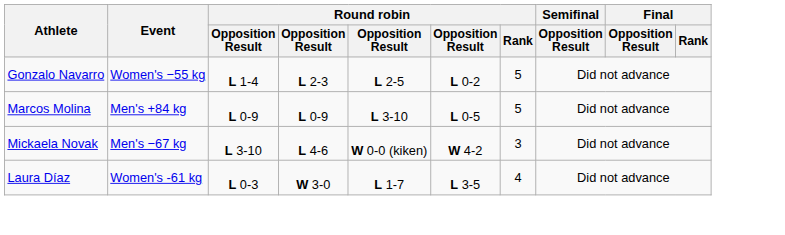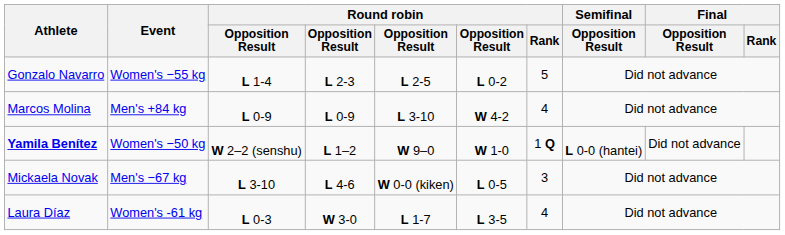(465, 116) L 0-5 -> (492, 116) W 4-2
(518, 109) 5 -> (545, 109) 4
+ row: (52, 144)
(465, 151) W 4-2 -> (492, 185) L 0-5
